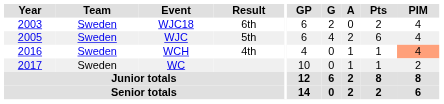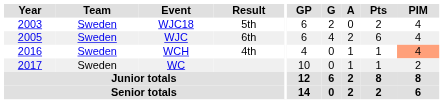(249, 24) 6th -> (249, 24) 5th
(249, 38) 5th -> (249, 38) 6th
